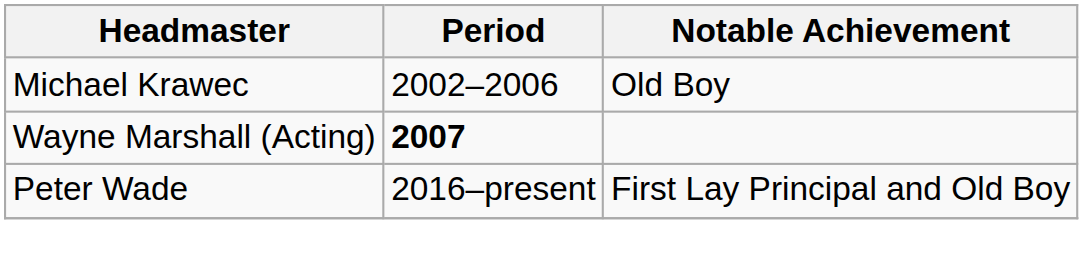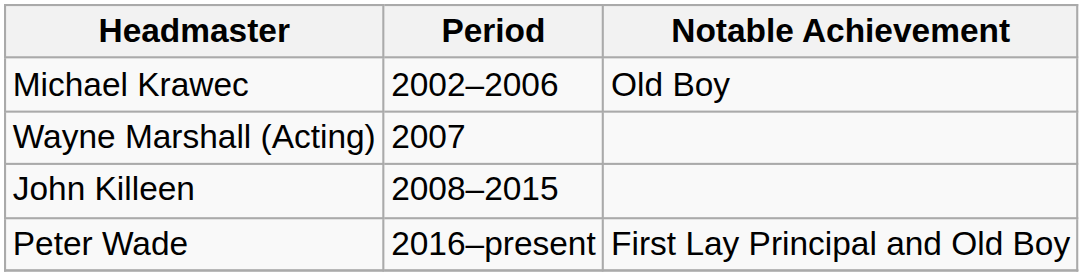(428, 137) bold -> (428, 137) normal
+ row: (104, 190)
